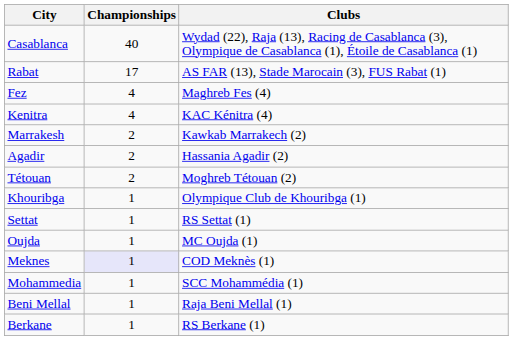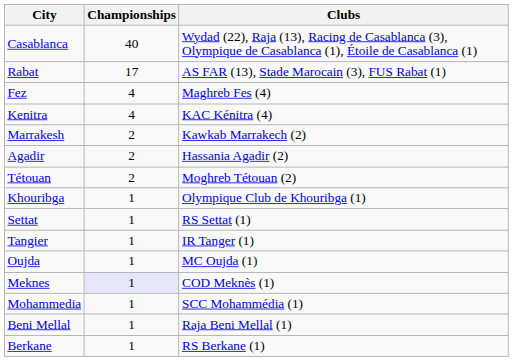+ row: (28, 240)
